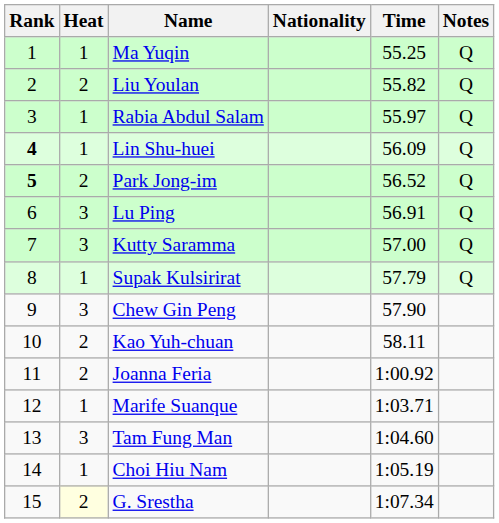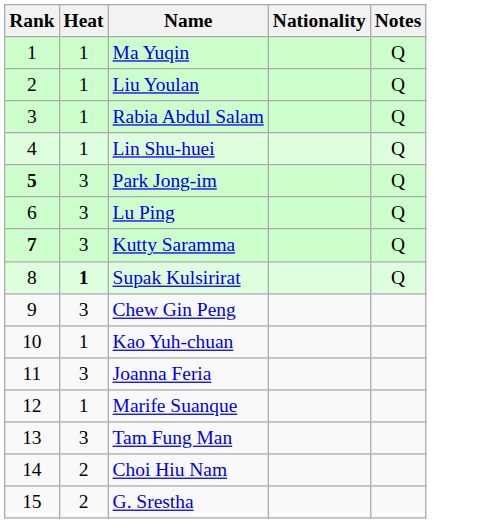- column: (404, 20)
(84, 84) 2 -> (84, 84) 1
(32, 149) bold -> (32, 149) normal
(84, 181) 2 -> (84, 181) 3
(32, 245) normal -> (32, 245) bold
(84, 277) normal -> (84, 277) bold
(84, 341) 2 -> (84, 341) 1
(84, 373) 2 -> (84, 373) 3
(84, 469) 1 -> (84, 469) 2
(84, 501) lightyellow background -> (84, 501) no background
